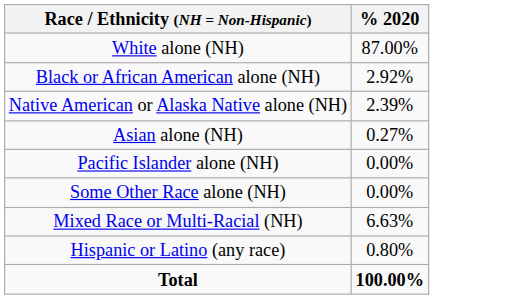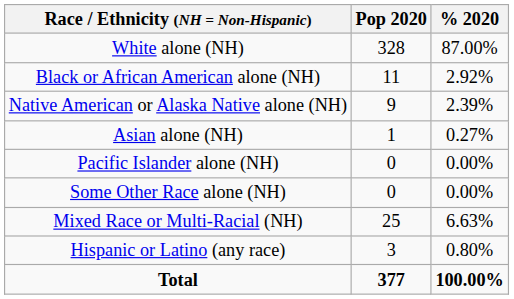+ column: (391, 18)
